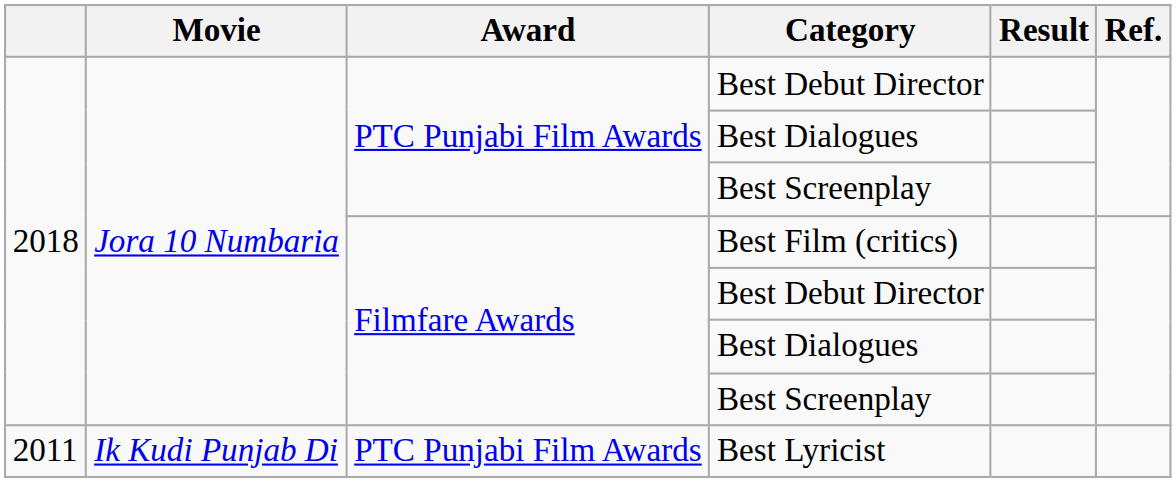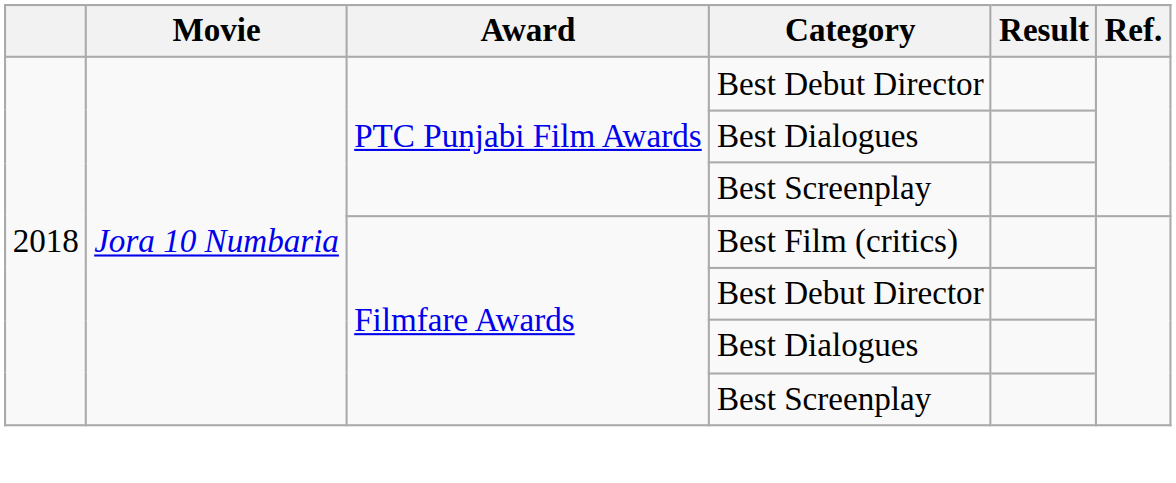- row: (528, 450)
